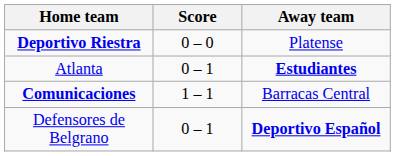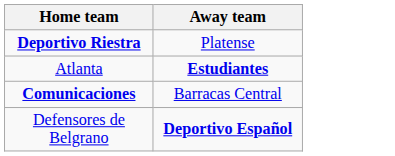- column: (197, 17)
